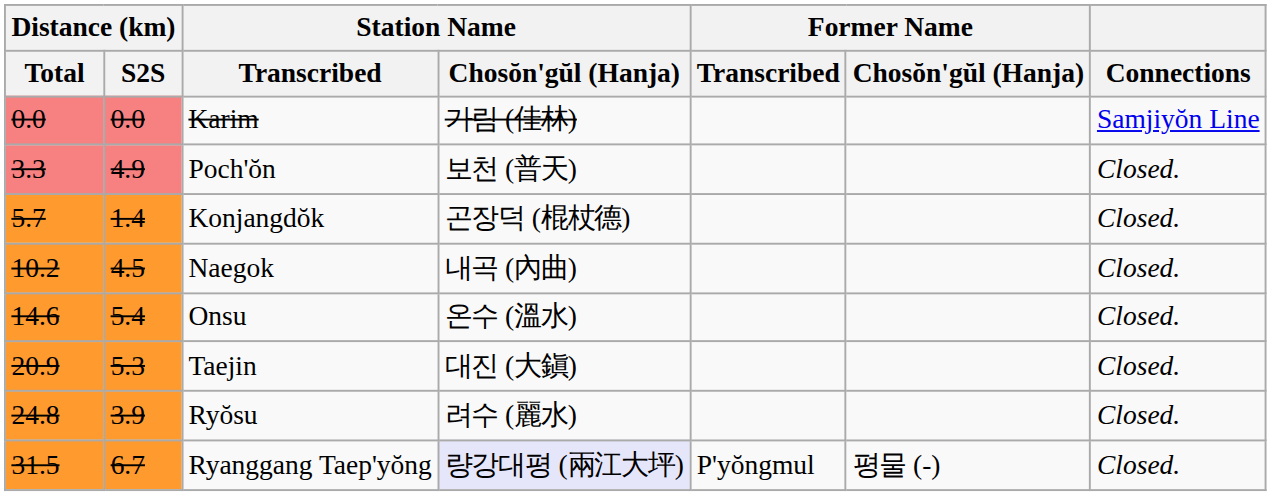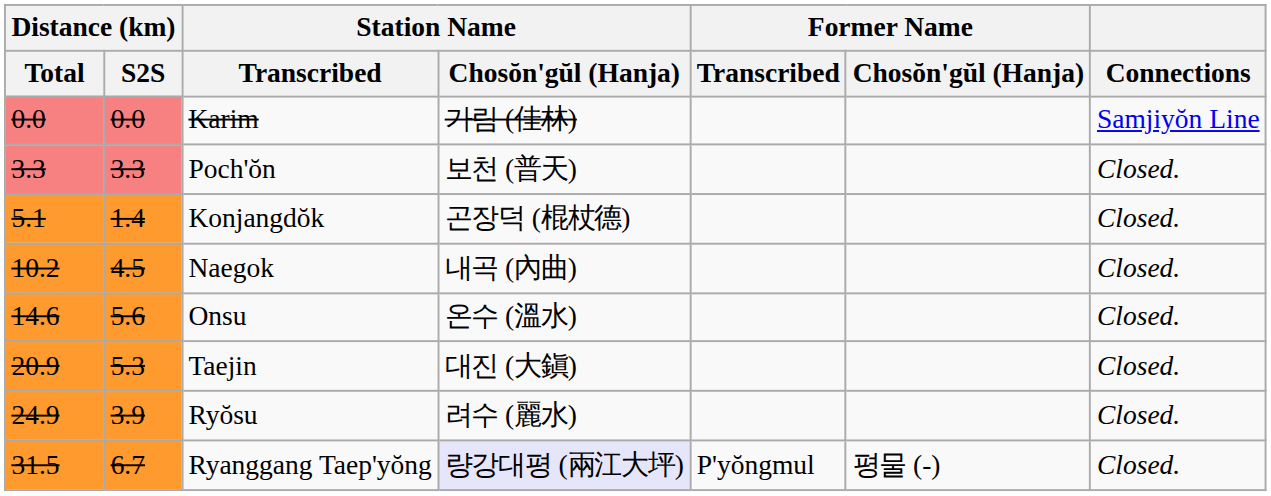(128, 169) 4.9 -> (128, 169) 3.3
(29, 218) 5.7 -> (29, 218) 5.1
(128, 316) 5.4 -> (128, 316) 5.6
(35, 415) 24.8 -> (35, 415) 24.9
